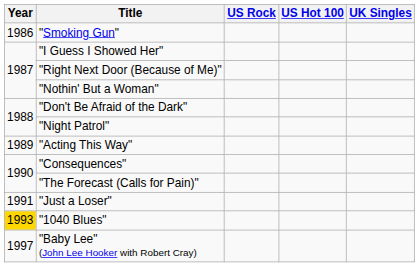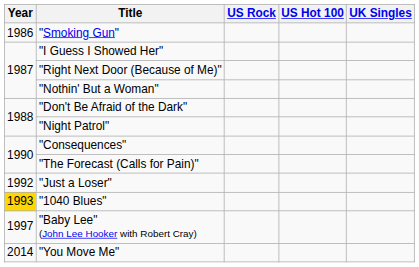- row: (86, 145)
(20, 201) 1991 -> (20, 182) 1992
+ row: (79, 252)
